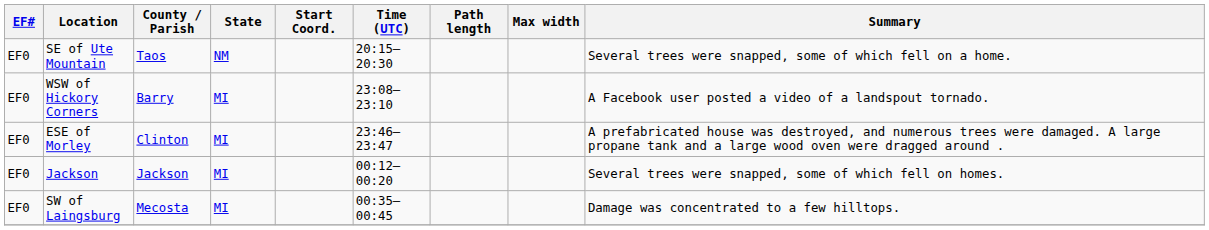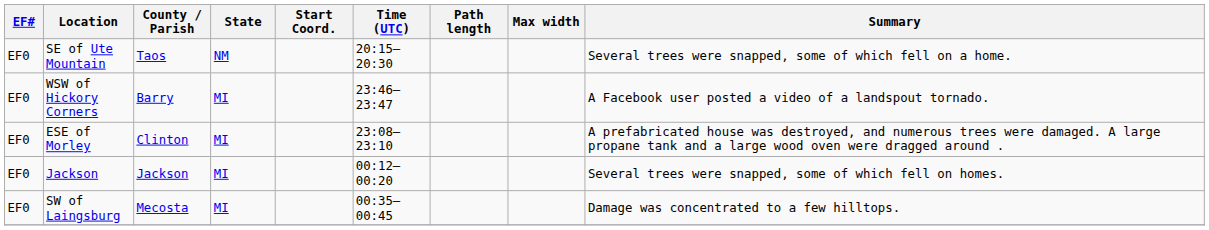(378, 98) 23:08–23:10 -> (378, 98) 23:46–23:47
(378, 139) 23:46–23:47 -> (378, 139) 23:08–23:10
